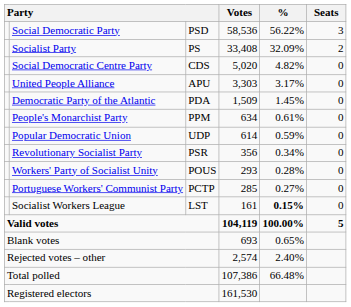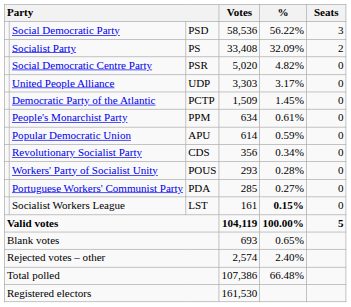(199, 65) CDS -> (198, 65) PSR
(199, 83) APU -> (199, 83) UDP
(199, 100) PDA -> (201, 100) PCTP
(199, 135) UDP -> (199, 135) APU
(198, 153) PSR -> (199, 153) CDS
(201, 188) PCTP -> (199, 188) PDA
